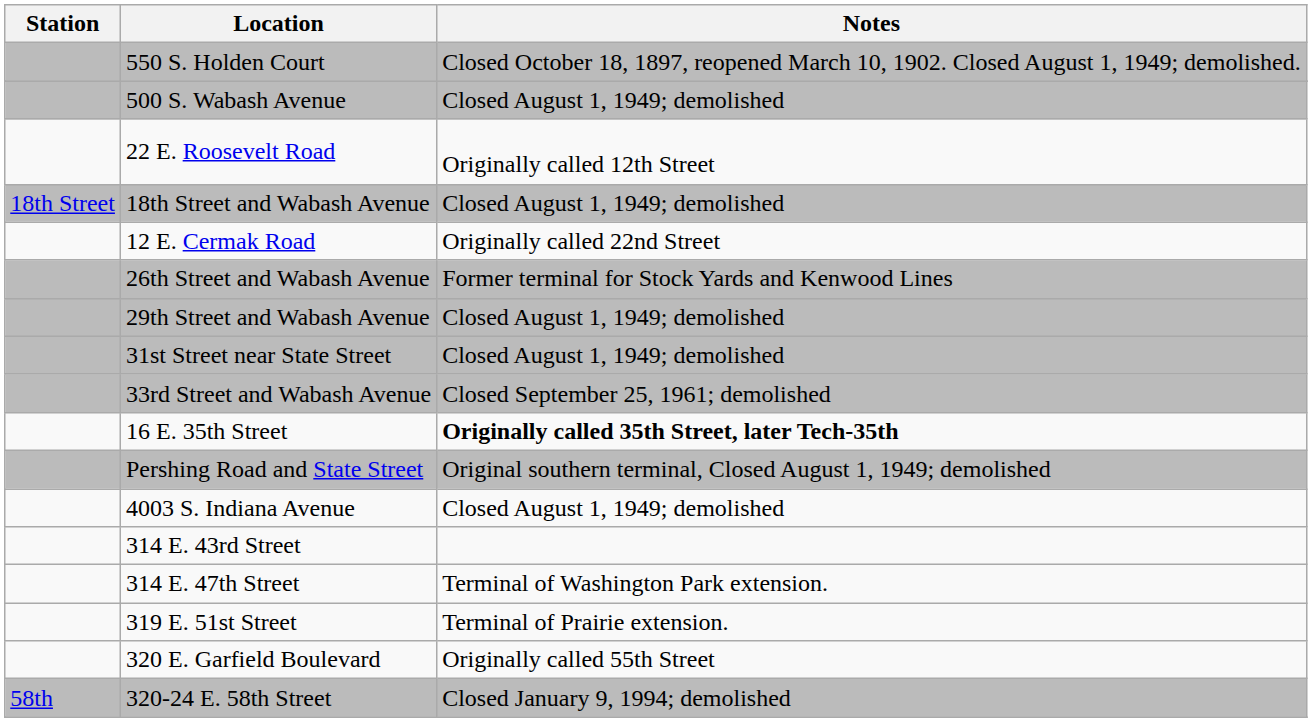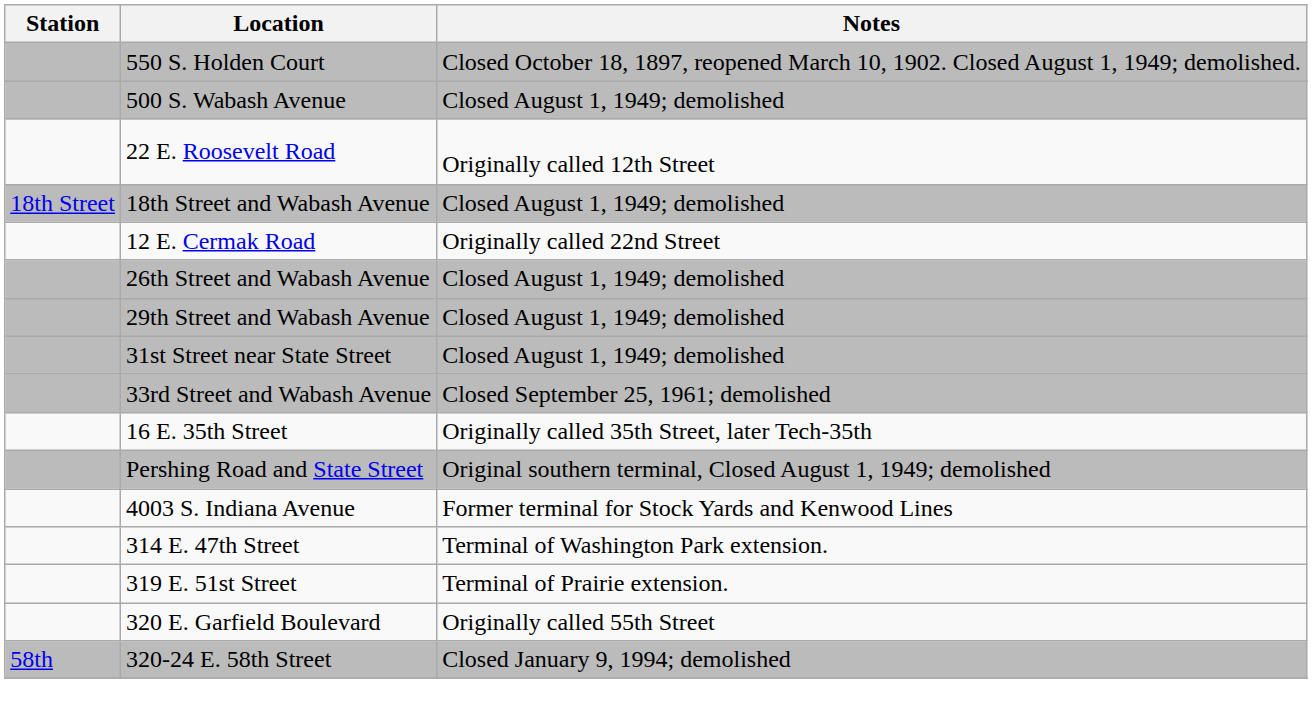(697, 278) Former terminal for Stock Yards and Kenwood Lines -> (613, 278) Closed August 1, 1949; demolished
(670, 431) bold -> (657, 431) normal
(613, 507) Closed August 1, 1949; demolished -> (697, 507) Former terminal for Stock Yards and Kenwood Lines
- row: (213, 545)
